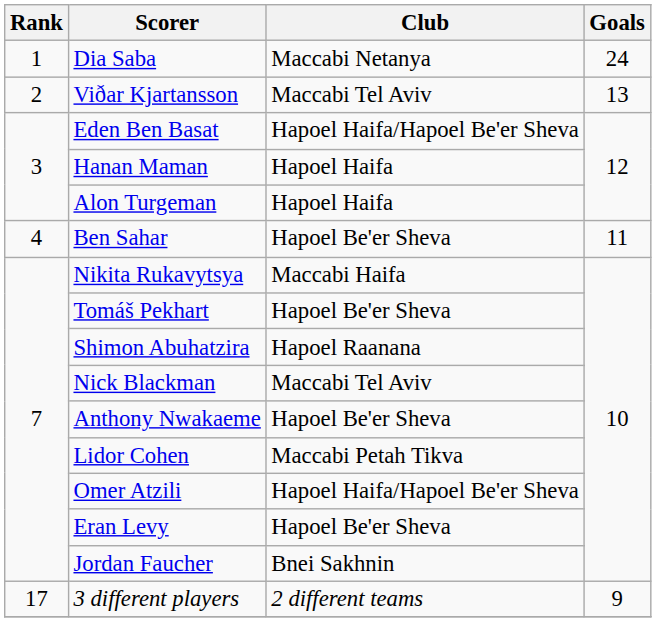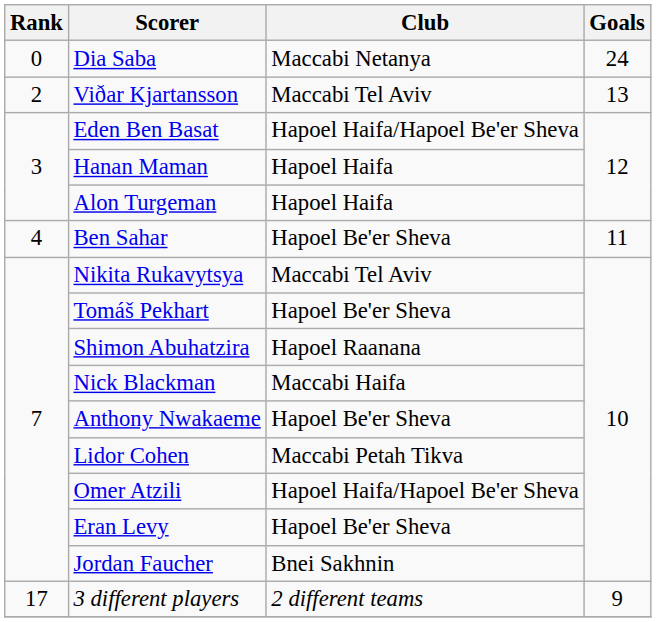(36, 58) 1 -> (36, 58) 0
(339, 274) Maccabi Haifa -> (352, 274) Maccabi Tel Aviv
(352, 382) Maccabi Tel Aviv -> (339, 382) Maccabi Haifa
